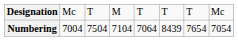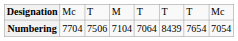(72, 28) 7004 -> (72, 28) 7704
(97, 28) 7504 -> (97, 28) 7506
